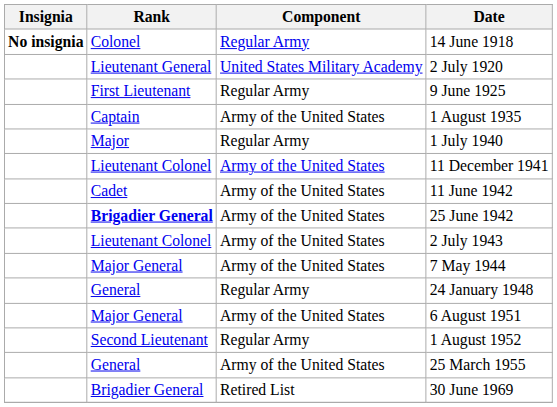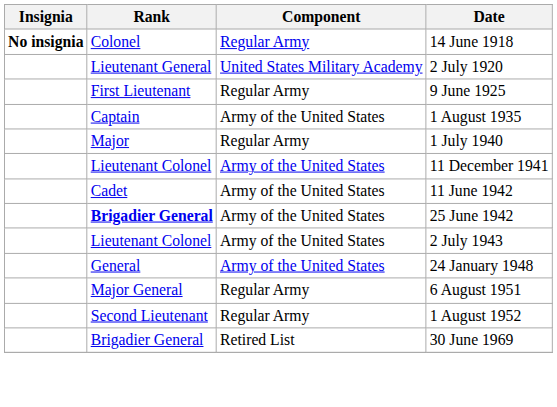- row: (468, 265)
(265, 290) Regular Army -> (302, 265) Army of the United States
(302, 315) Army of the United States -> (265, 290) Regular Army
- row: (478, 365)
